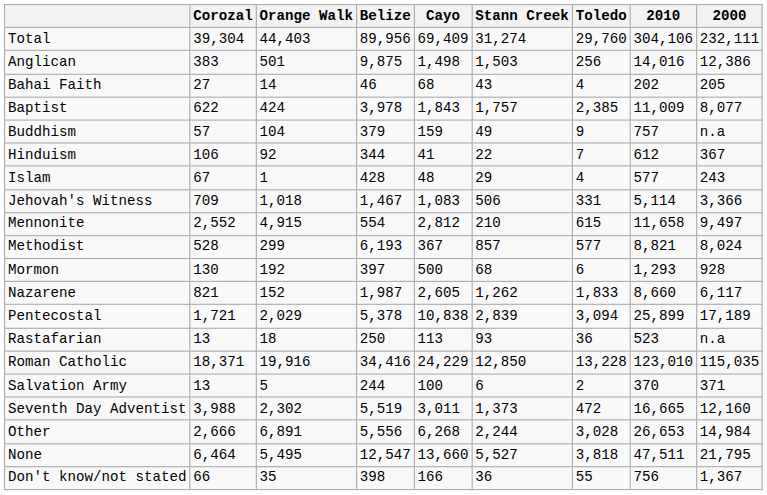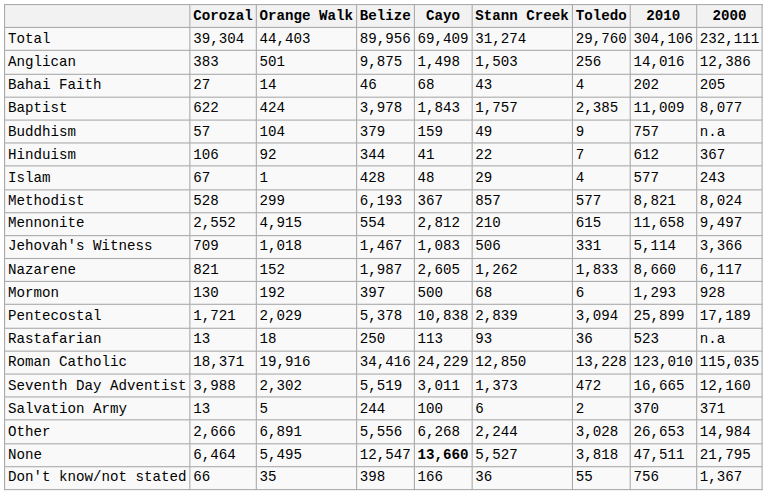rows swapped: (80, 201) <-> (46, 247)
rows swapped: (33, 270) <-> (42, 293)
rows swapped: (97, 409) <-> (67, 386)
(443, 455) normal -> (443, 455) bold
